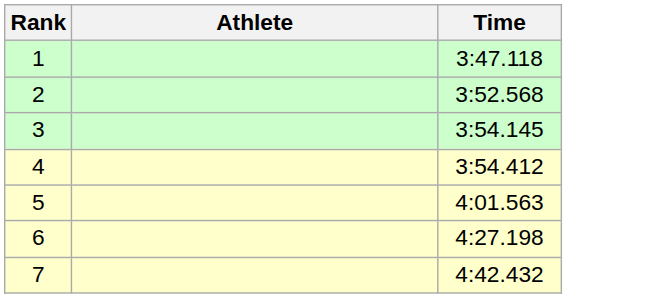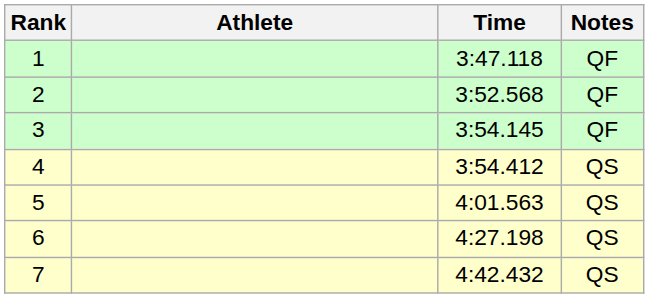+ column: (602, 22)
